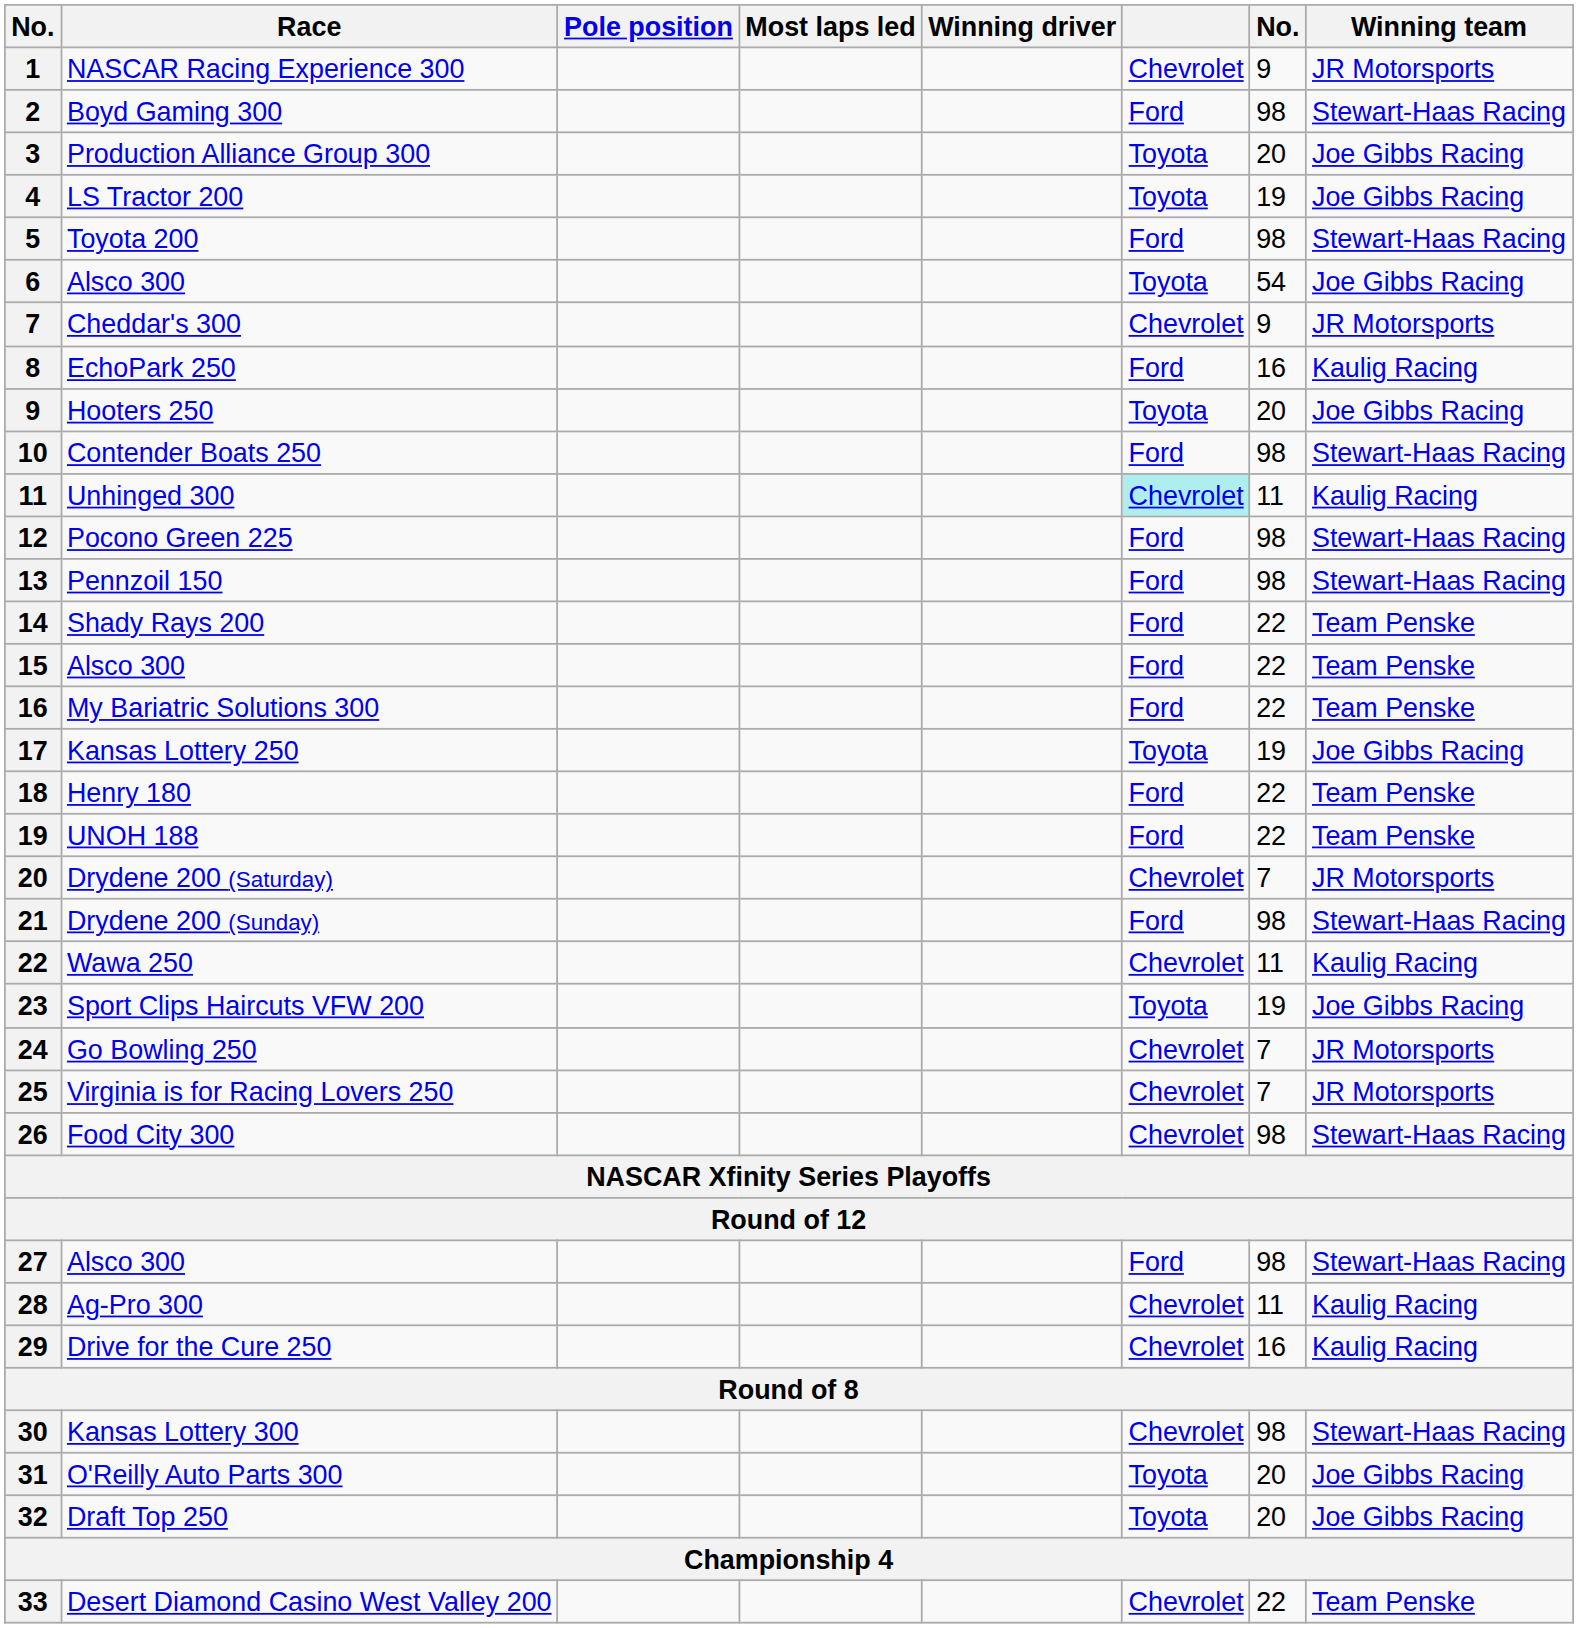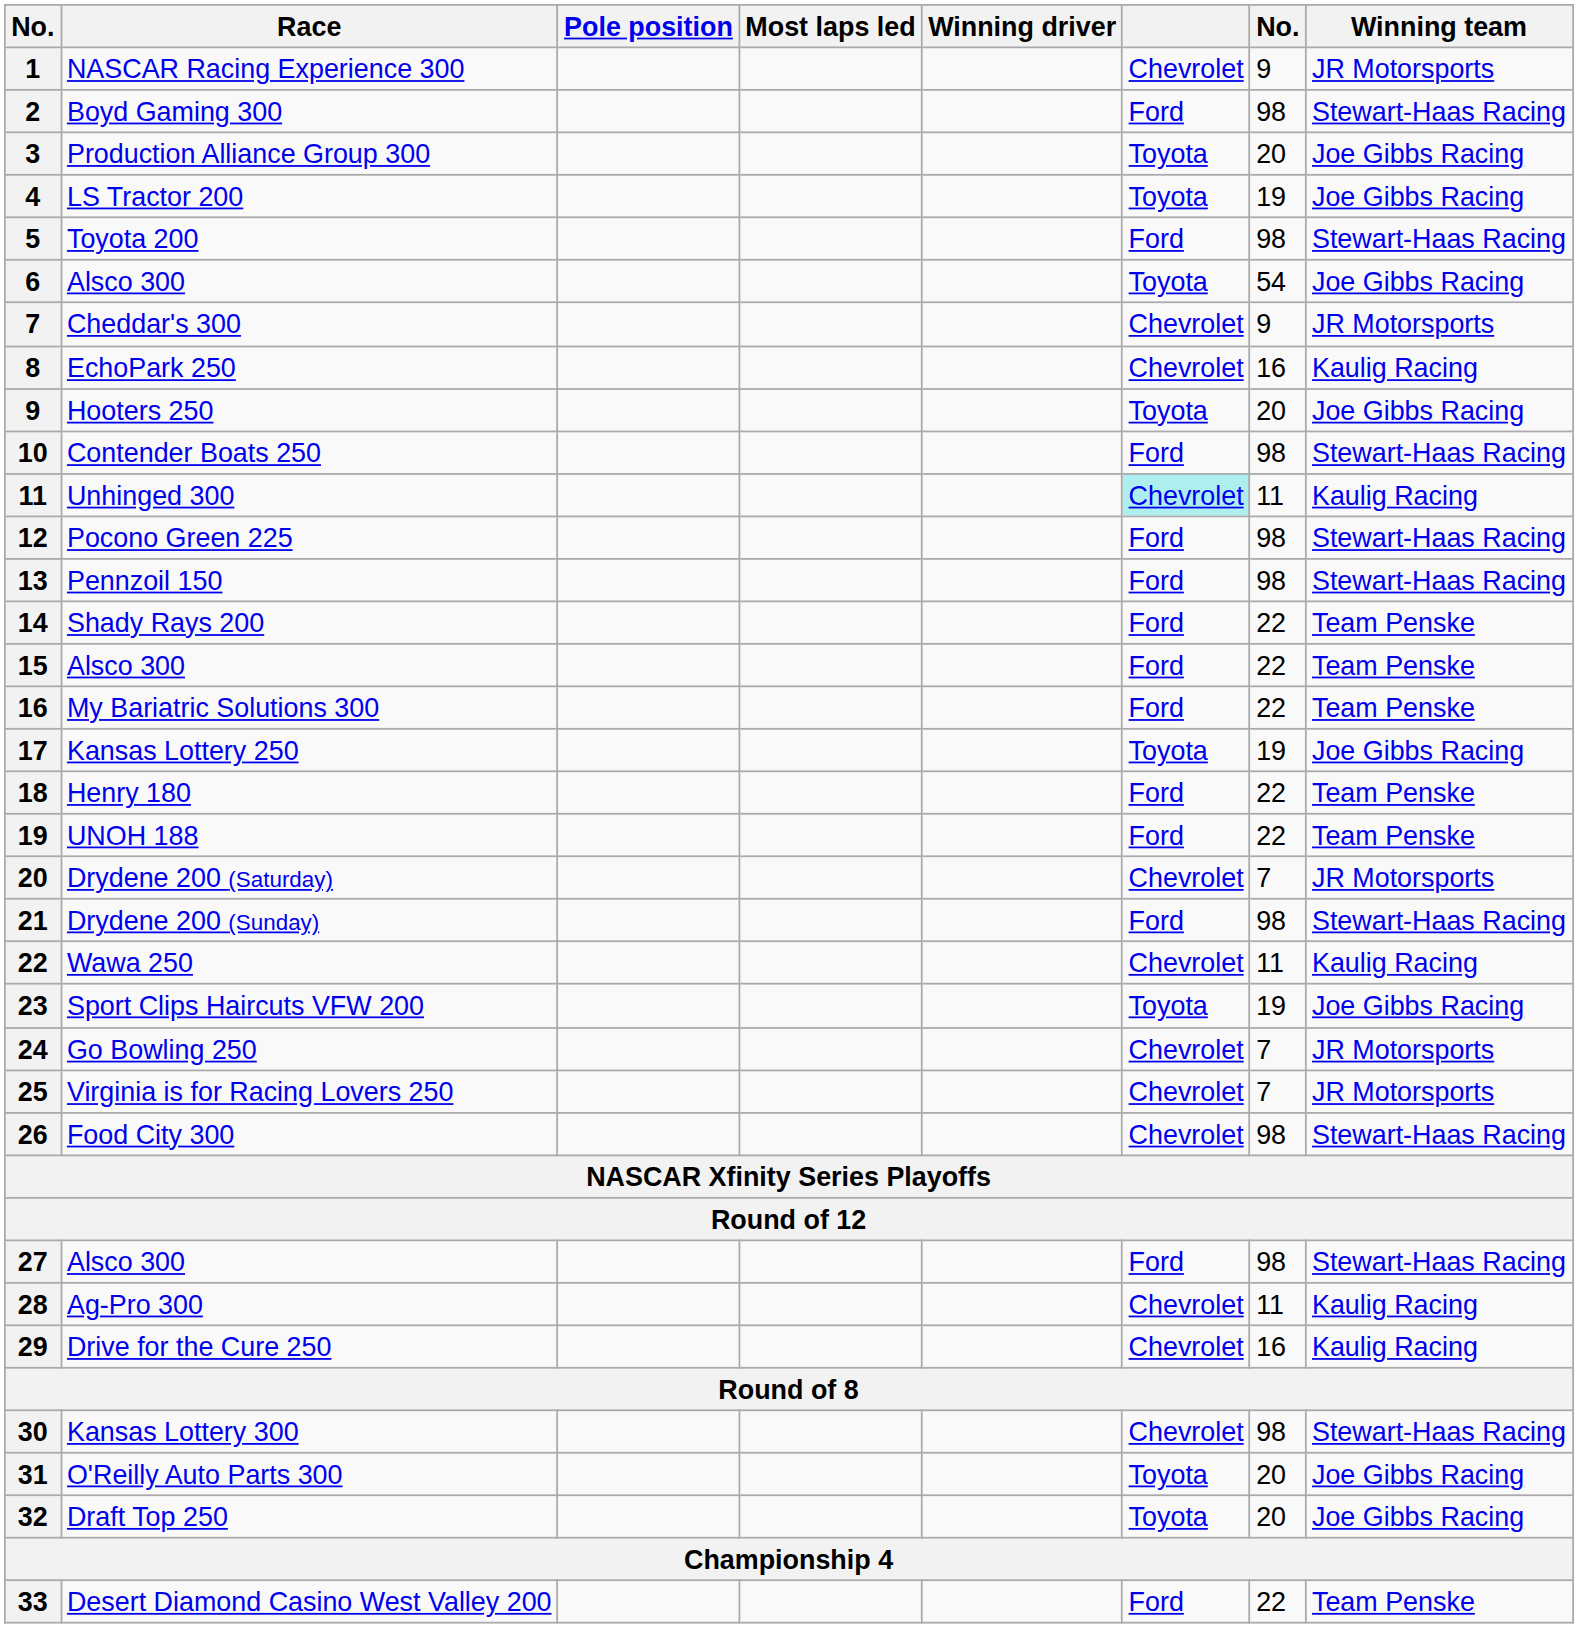(1156, 367) Ford -> (1186, 367) Chevrolet
(1186, 1602) Chevrolet -> (1156, 1602) Ford
